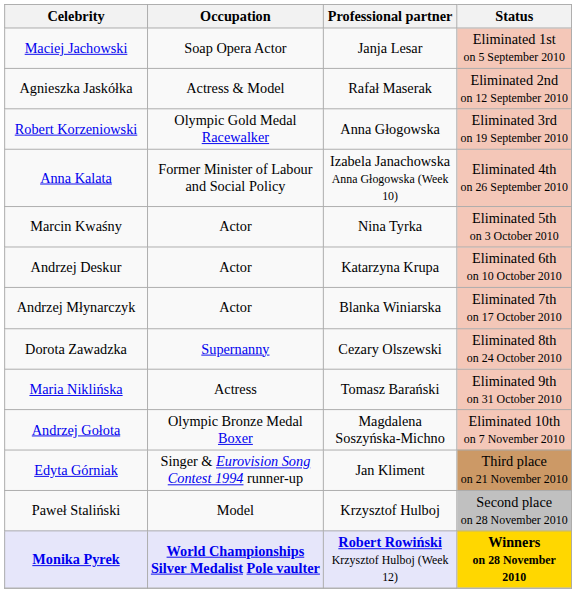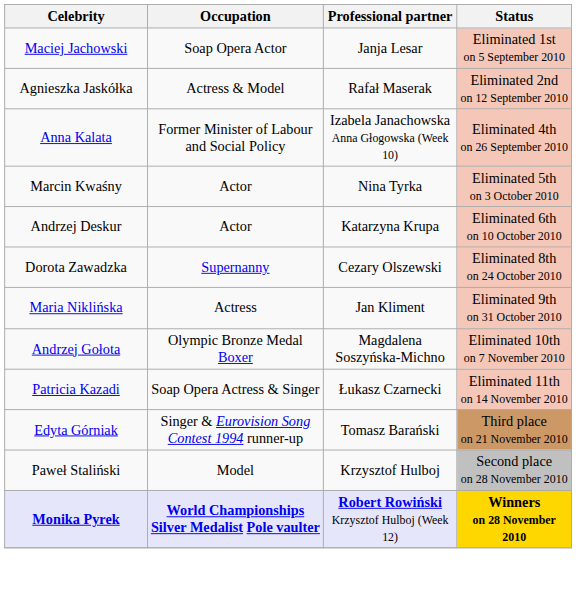- row: (76, 129)
- row: (76, 308)
(390, 389) Tomasz Barański -> (390, 308) Jan Kliment
+ row: (76, 389)
(390, 470) Jan Kliment -> (390, 429) Tomasz Barański
